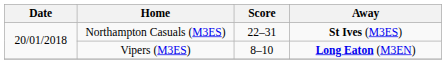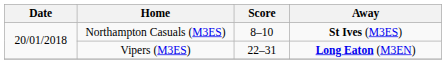(262, 31) 22–31 -> (262, 31) 8–10
(262, 50) 8–10 -> (262, 50) 22–31
